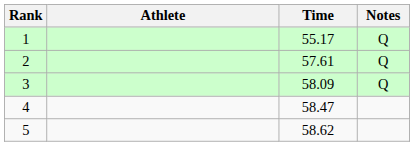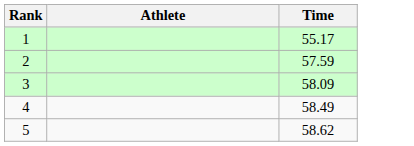- column: (383, 15)
(318, 61) 57.61 -> (318, 61) 57.59
(318, 107) 58.47 -> (318, 107) 58.49
